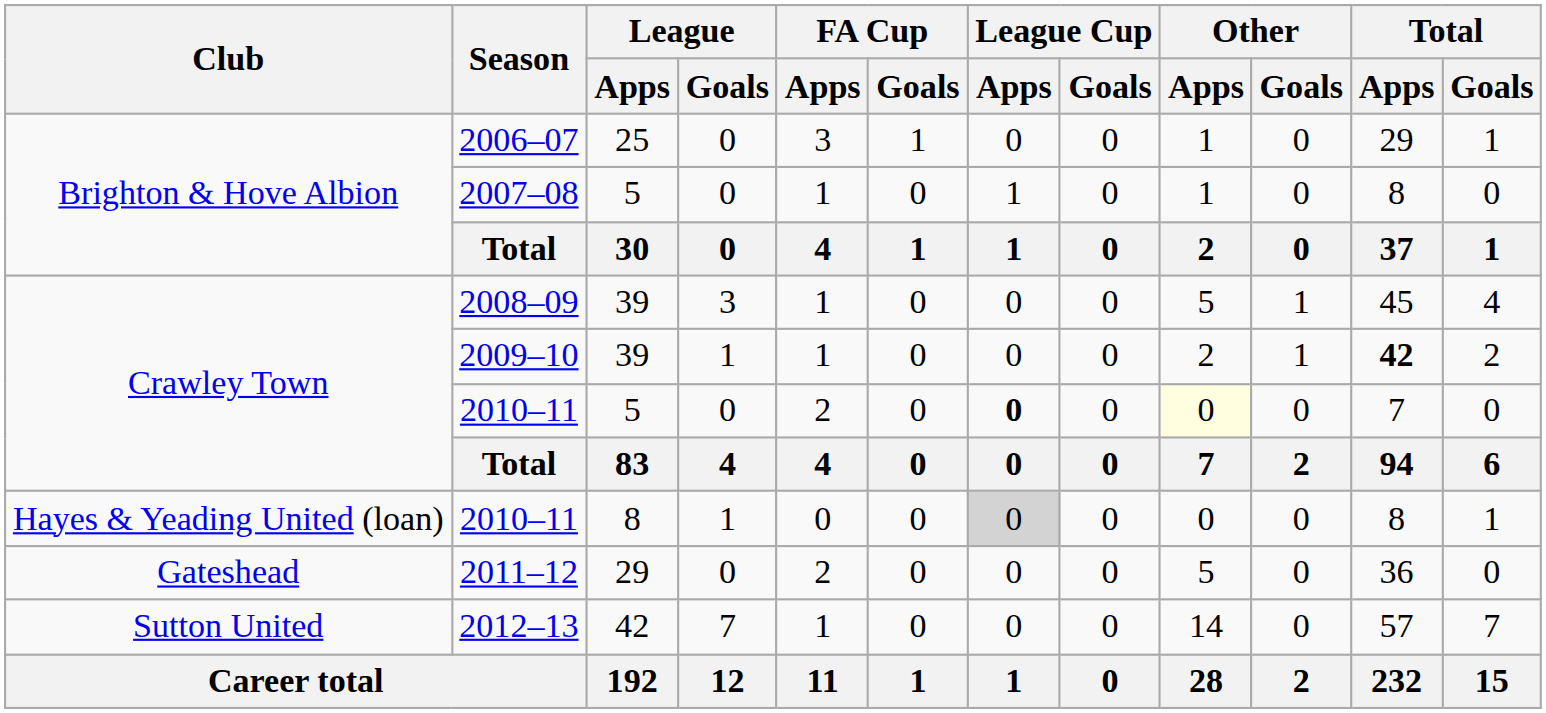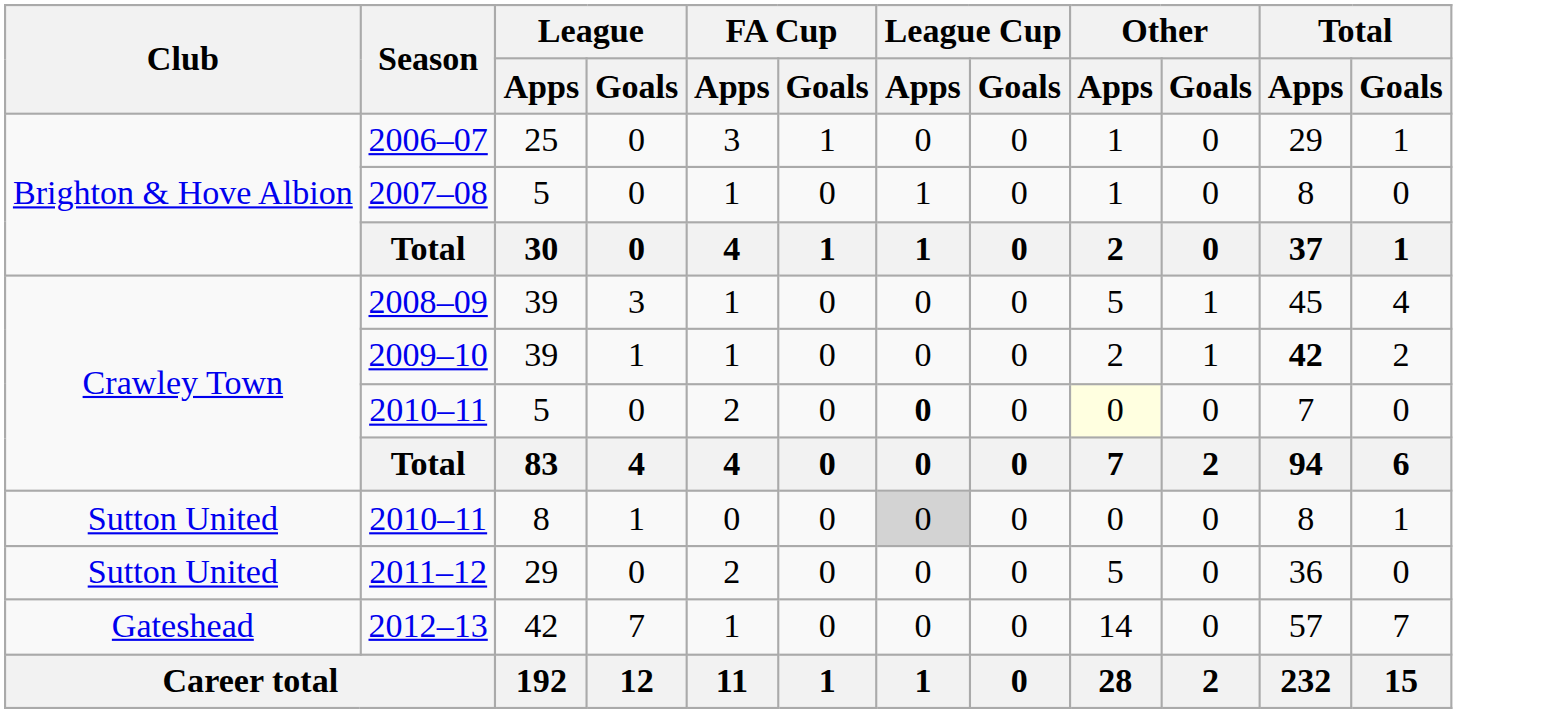(228, 517) Hayes & Yeading United (loan) -> (183, 517) Sutton United
(228, 572) Gateshead -> (183, 572) Sutton United
(228, 626) Sutton United -> (183, 626) Gateshead
